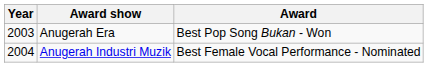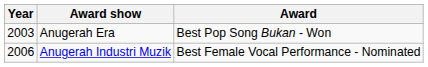(21, 52) 2004 -> (21, 52) 2006
